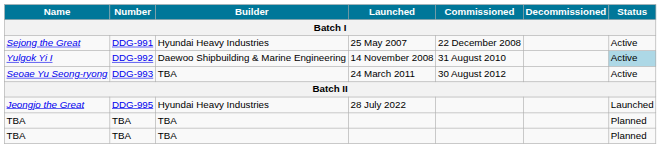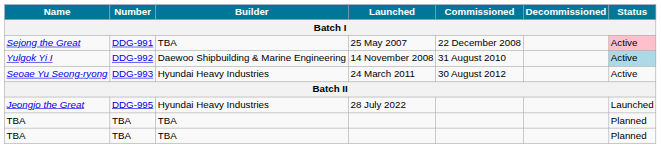(213, 43) Hyundai Heavy Industries -> (167, 43) TBA
(624, 43) no background -> (624, 43) pink background
(167, 74) TBA -> (213, 74) Hyundai Heavy Industries
